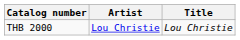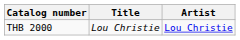columns swapped: (125, 12) <-> (198, 12)
